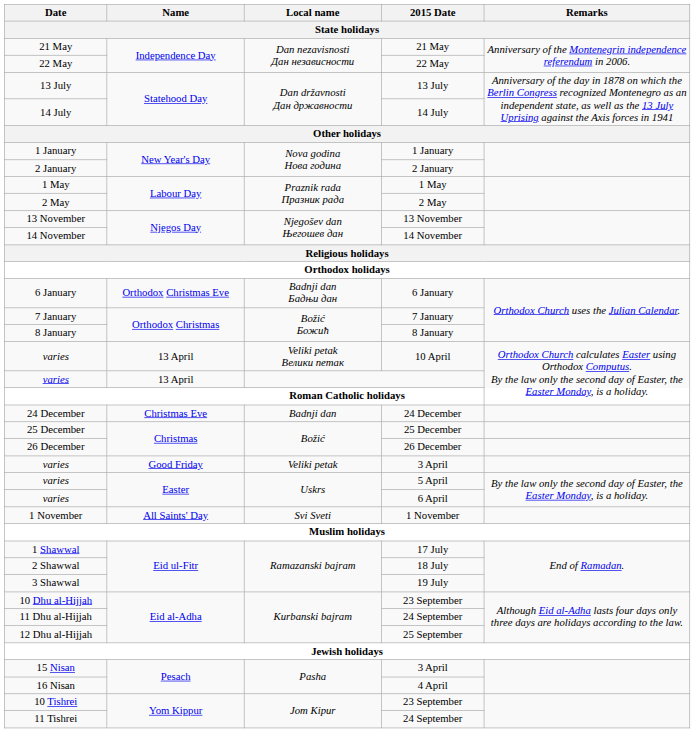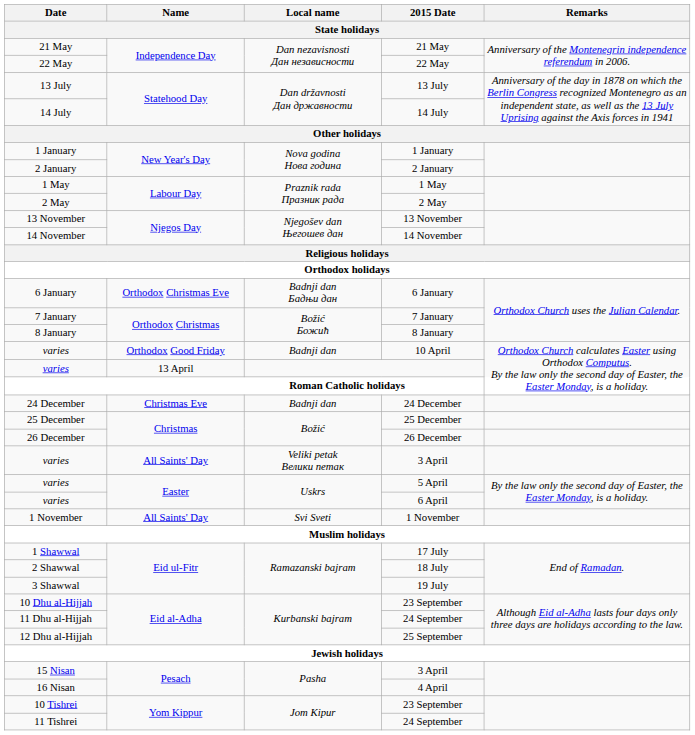(176, 356) 13 April -> (176, 350) Orthodox Good Friday
(313, 356) Veliki petak Велики петак -> (313, 350) Badnji dan
(176, 464) Good Friday -> (176, 460) All Saints' Day
(313, 464) Veliki petak -> (313, 460) Veliki petak Велики петак
